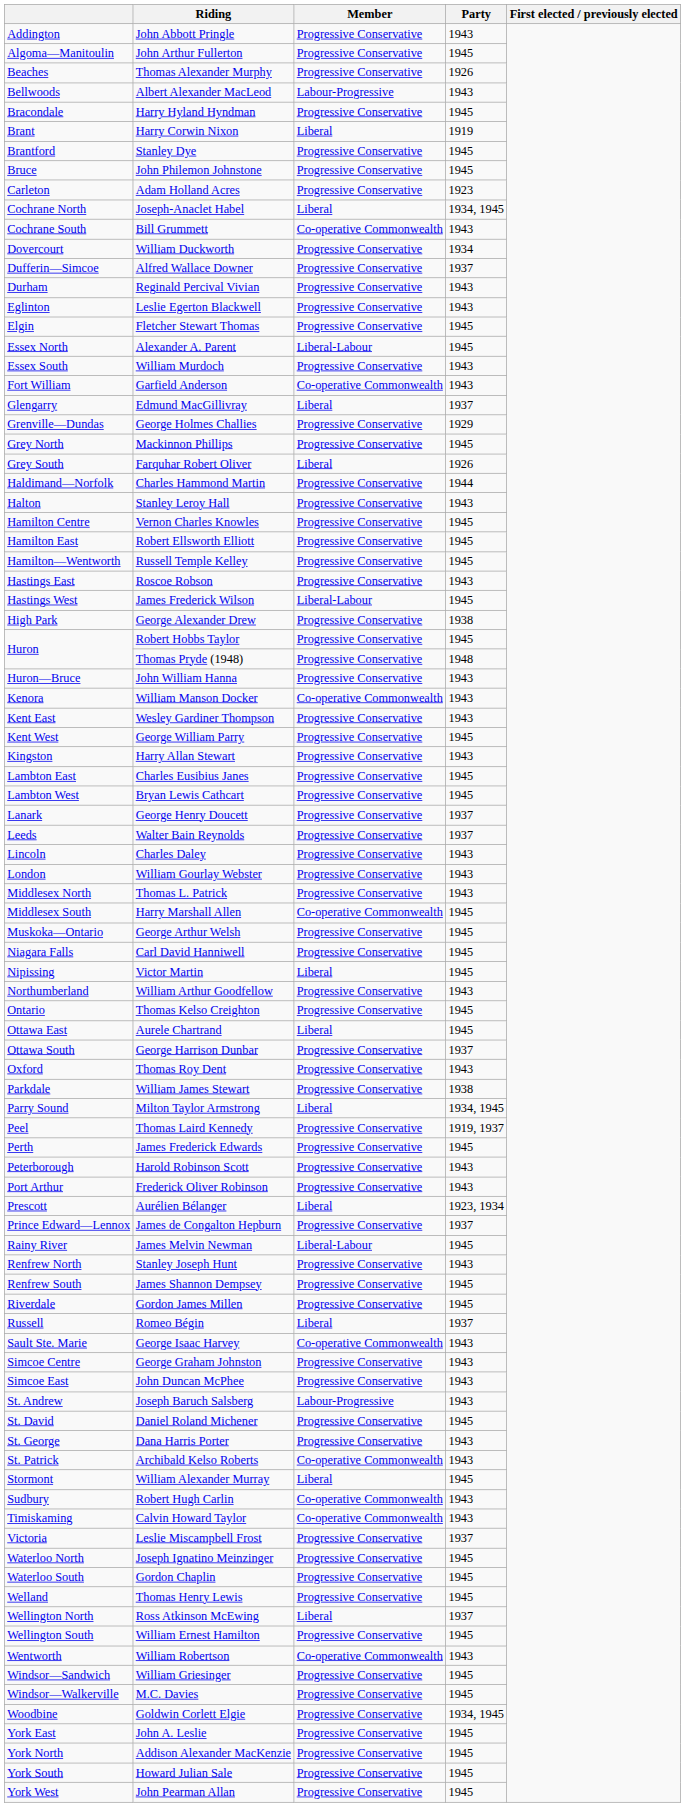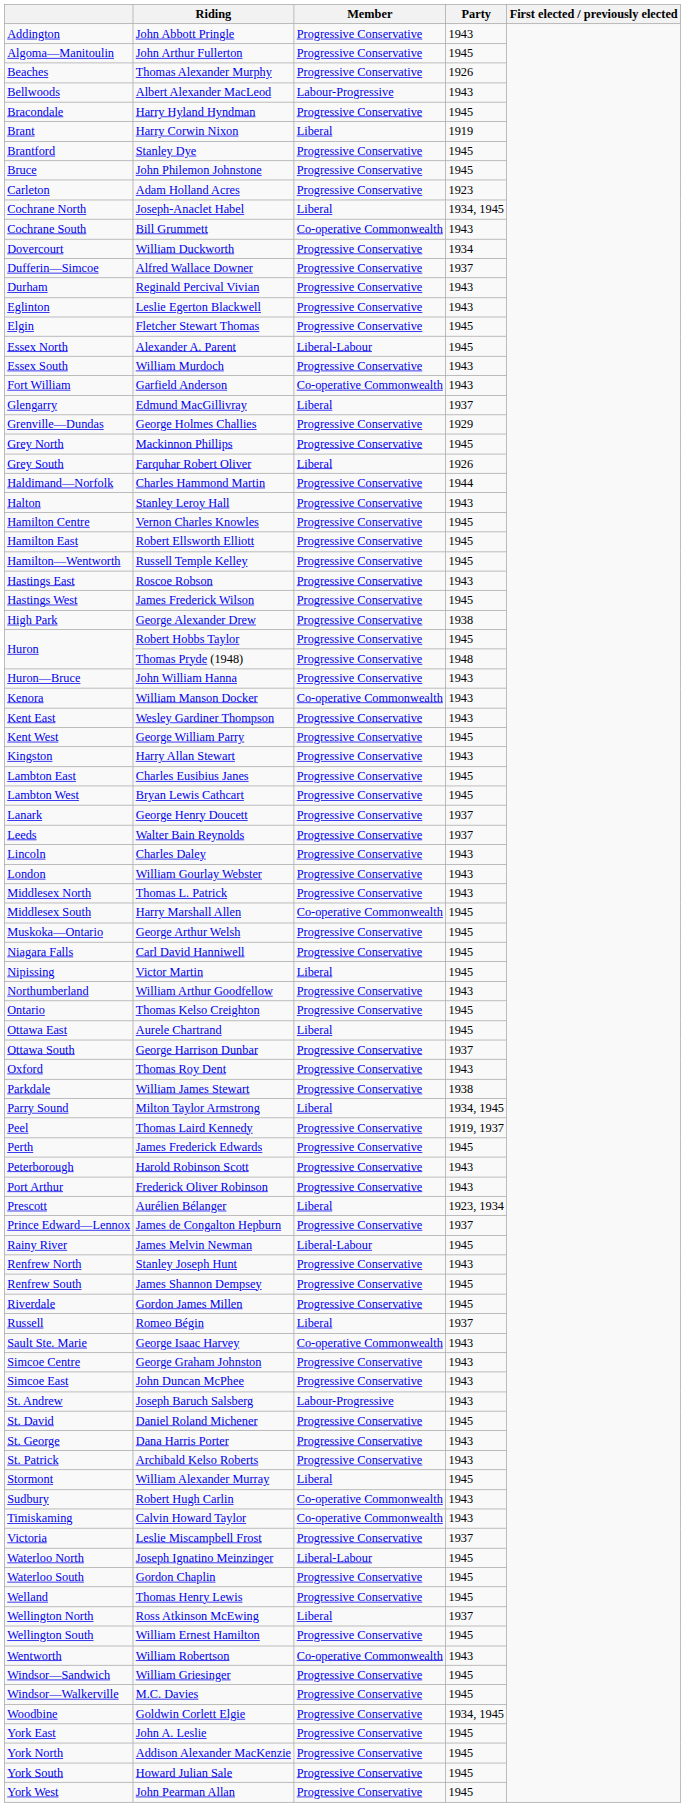(334, 600) Liberal-Labour -> (360, 600) Progressive Conservative
(370, 1460) Co-operative Commonwealth -> (360, 1460) Progressive Conservative
(360, 1557) Progressive Conservative -> (334, 1557) Liberal-Labour
